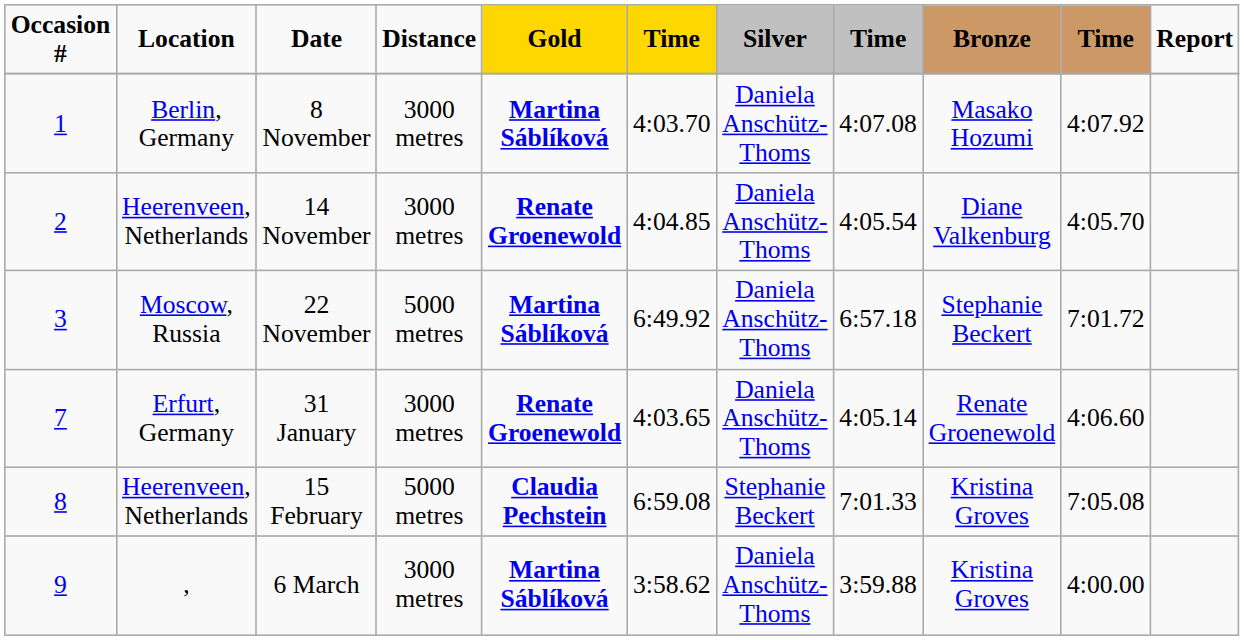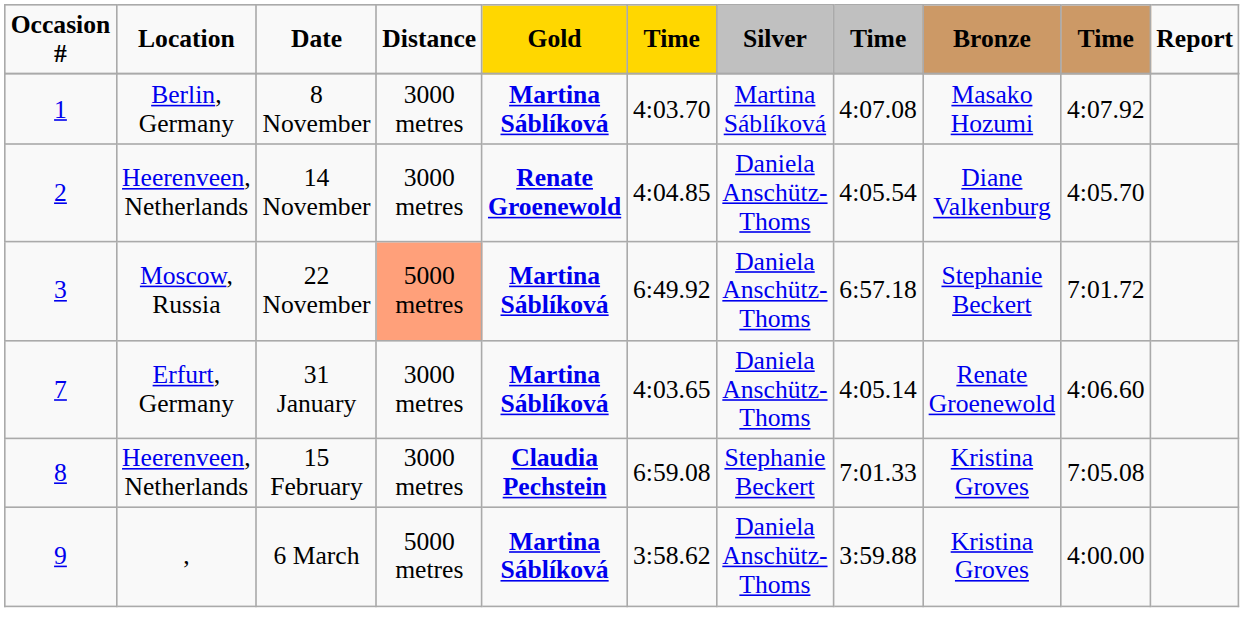(775, 123) Daniela Anschütz-Thoms -> (775, 108) Martina Sáblíková
(429, 319) no background -> (429, 290) lightsalmon background
(555, 417) Renate Groenewold -> (555, 388) Martina Sáblíková
(429, 501) 5000 metres -> (429, 472) 3000 metres
(429, 585) 3000 metres -> (429, 556) 5000 metres
